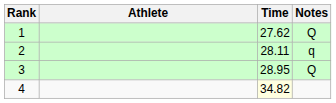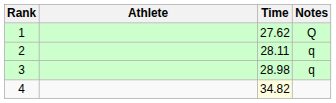(275, 70) 28.95 -> (275, 70) 28.98
(312, 70) Q -> (312, 70) q
